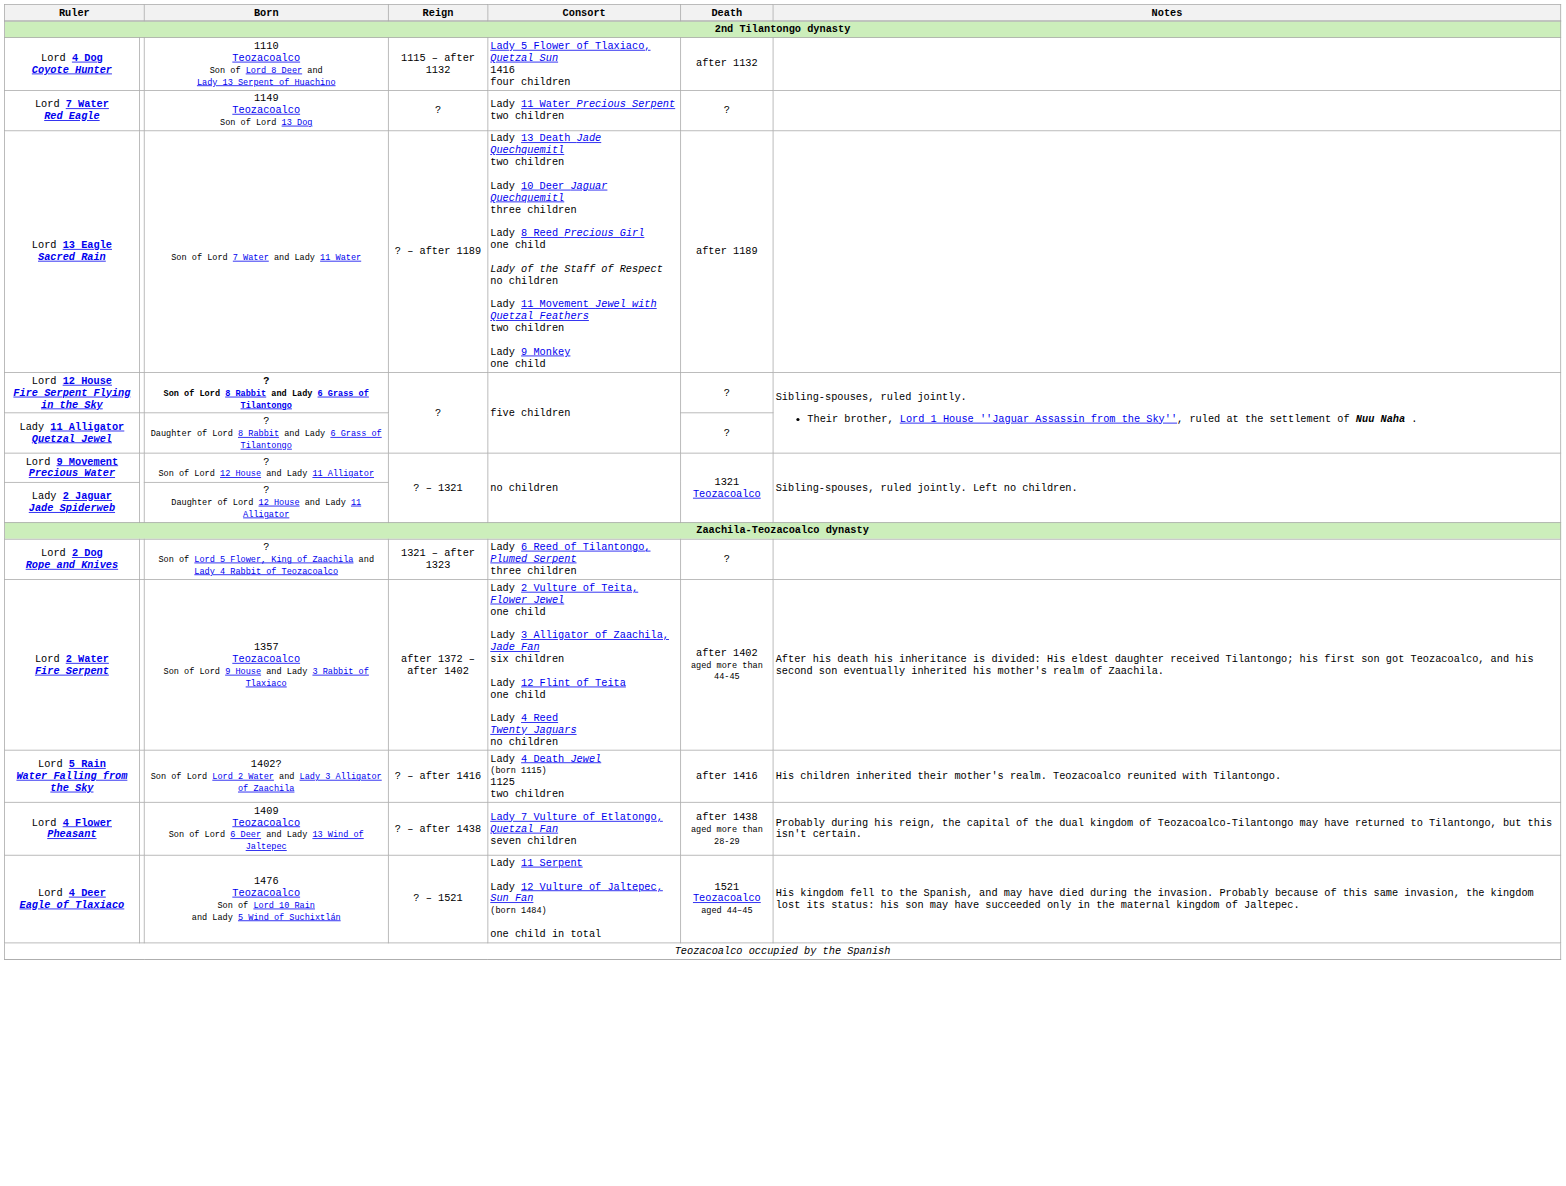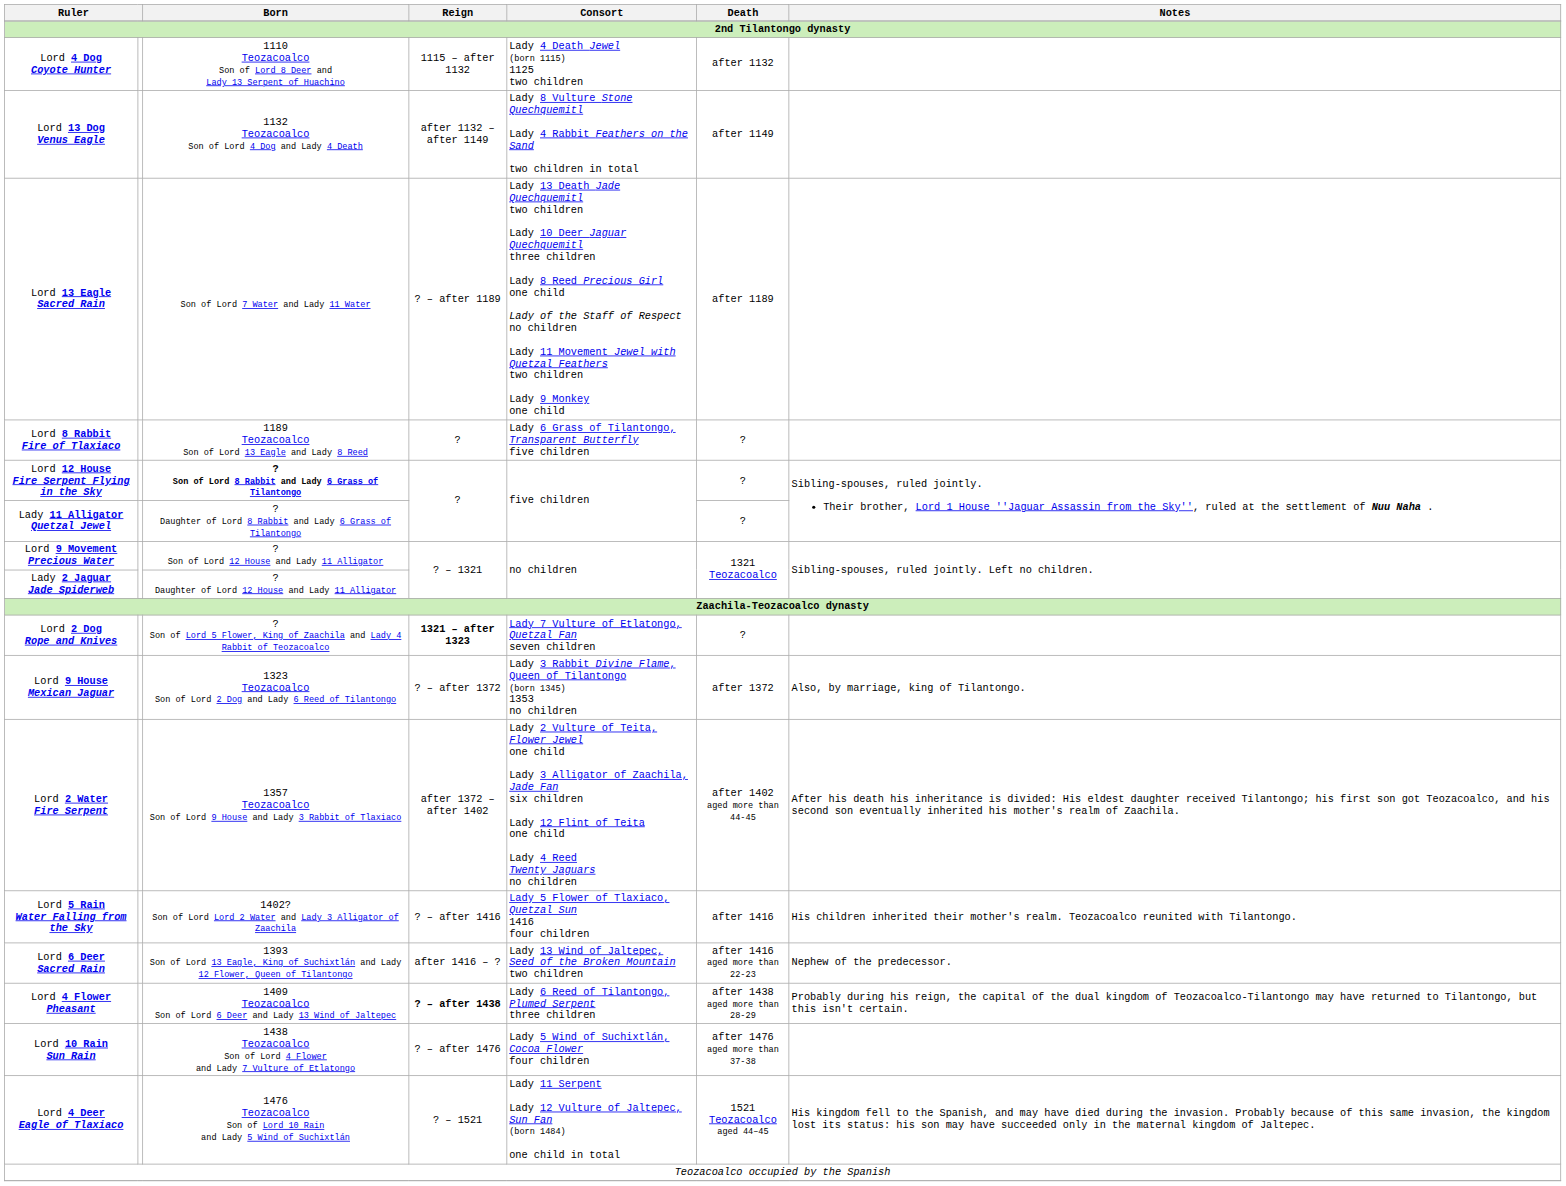(570, 64) Lady 5 Flower of Tlaxiaco, Quetzal Sun 1416 four children -> (565, 64) Lady 4 Death Jewel (born 1115) 1125 two children
+ row: (71, 134)
- row: (72, 110)
+ row: (71, 440)
(438, 559) normal -> (458, 635) bold
(570, 559) Lady 6 Reed of Tilantongo, Plumed Serpent three children -> (595, 635) Lady 7 Vulture of Etlatongo, Quetzal Fan seven children
+ row: (71, 688)
(546, 776) Lady 4 Death Jewel (born 1115) 1125 two children -> (589, 917) Lady 5 Flower of Tlaxiaco, Quetzal Sun 1416 four children
+ row: (71, 963)
(438, 829) normal -> (458, 1003) bold
(577, 829) Lady 7 Vulture of Etlatongo, Quetzal Fan seven children -> (589, 1003) Lady 6 Reed of Tilantongo, Plumed Serpent three children
+ row: (71, 1050)
